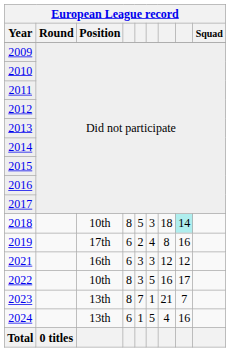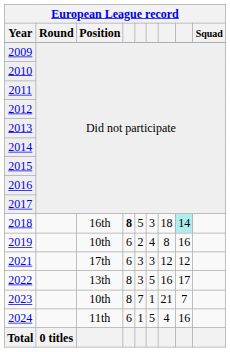(100, 223) 10th -> (100, 223) 16th
(129, 223) normal -> (129, 223) bold
(100, 242) 17th -> (100, 242) 10th
(100, 261) 16th -> (100, 261) 17th
(100, 280) 10th -> (100, 280) 13th
(100, 299) 13th -> (100, 299) 10th
(100, 318) 13th -> (100, 318) 11th
